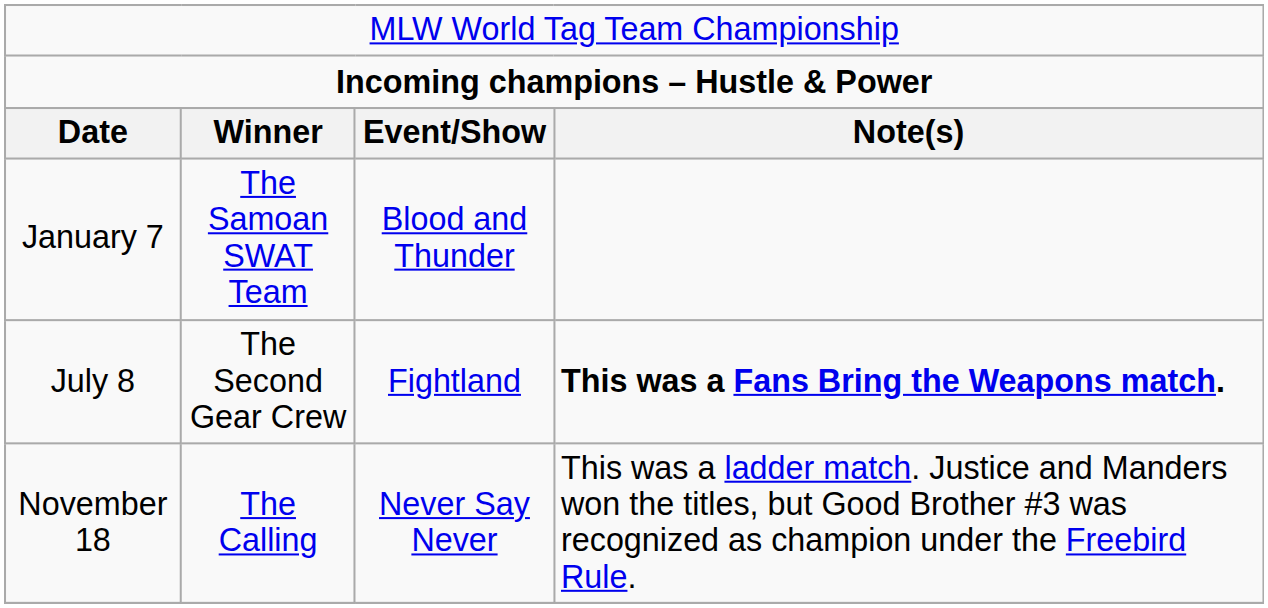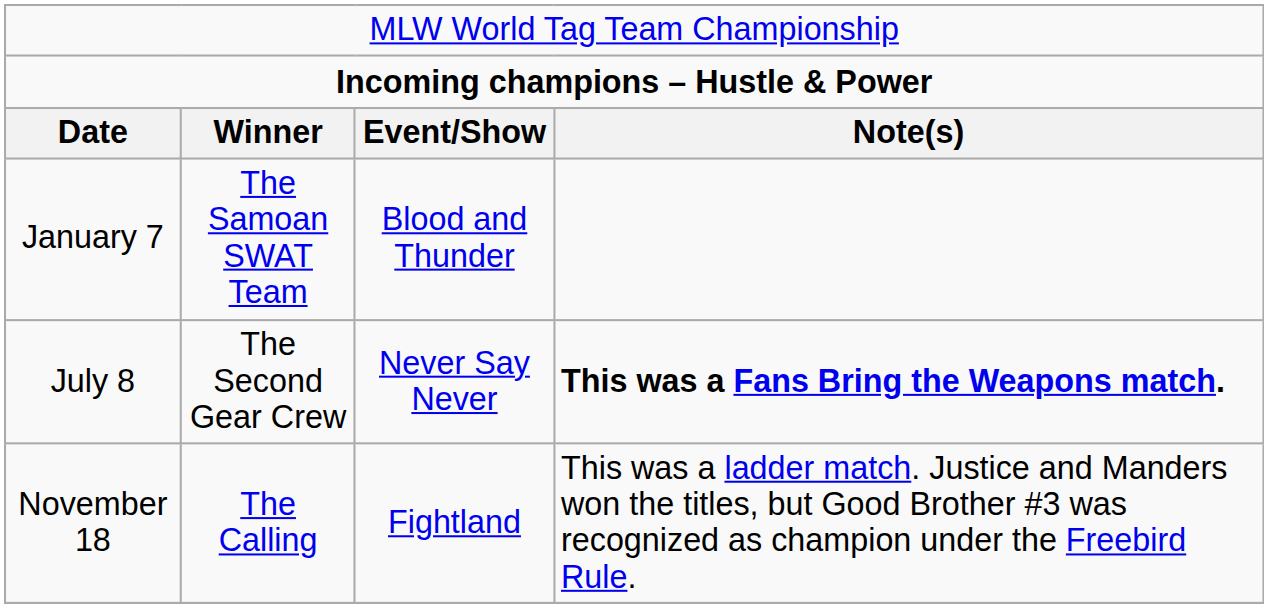(454, 380) Fightland -> (454, 380) Never Say Never
(454, 522) Never Say Never -> (454, 522) Fightland
